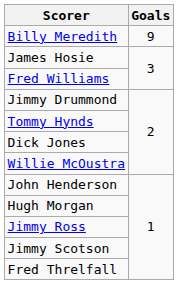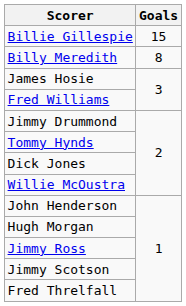+ row: (70, 36)
(151, 36) 9 -> (159, 57) 8
